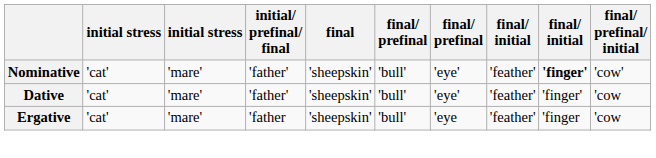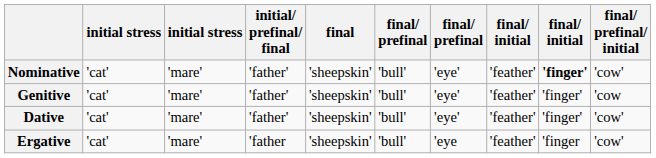+ row: (44, 94)
(608, 94) 'cow -> (609, 118) 'cow'
(608, 118) 'cow -> (609, 141) 'cow'
